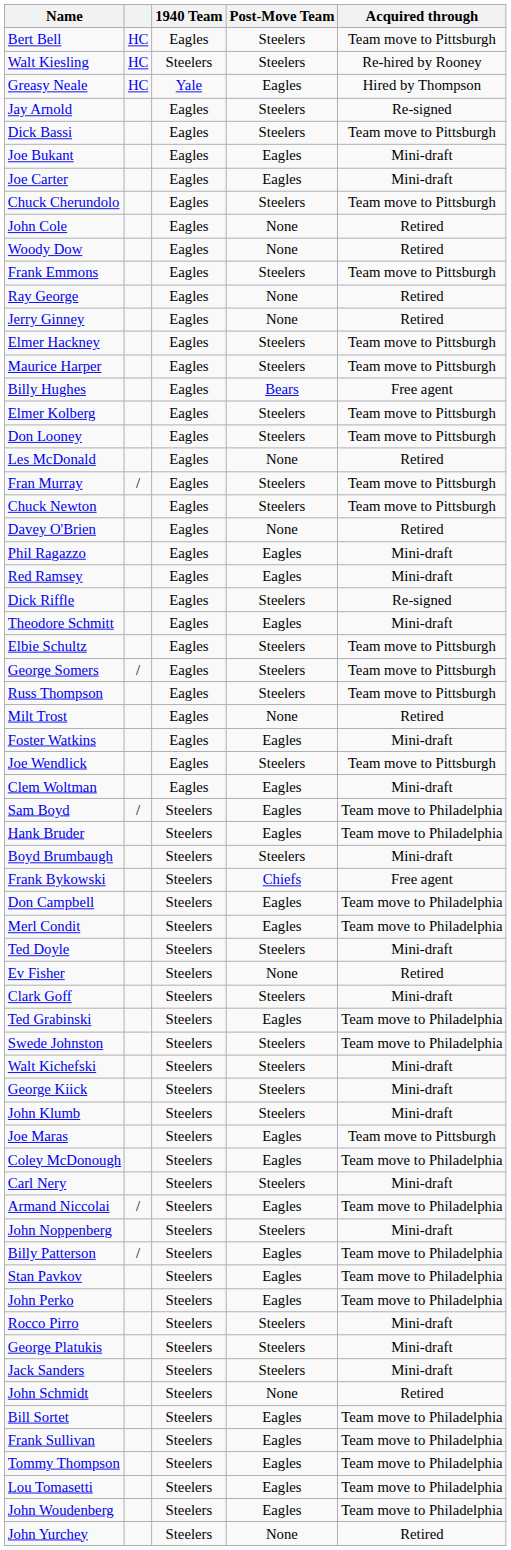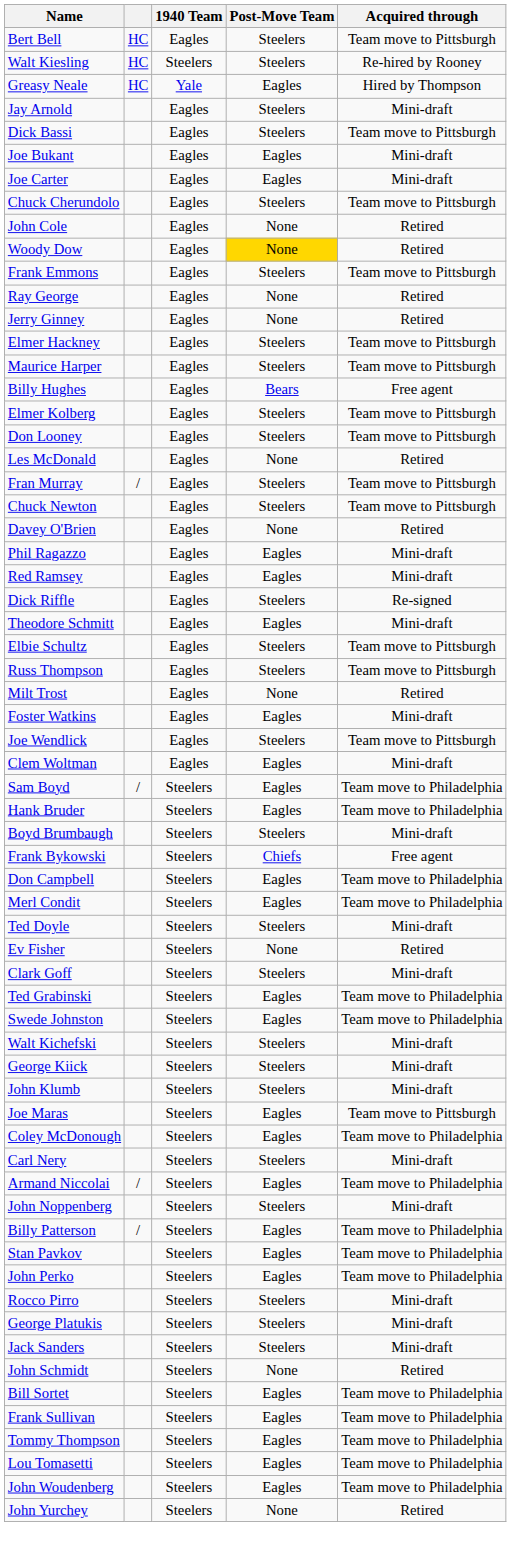(422, 109) Re-signed -> (422, 109) Mini-draft
(282, 249) no background -> (282, 249) gold background
- row: (53, 669)
(282, 1043) Steelers -> (282, 1020) Eagles
